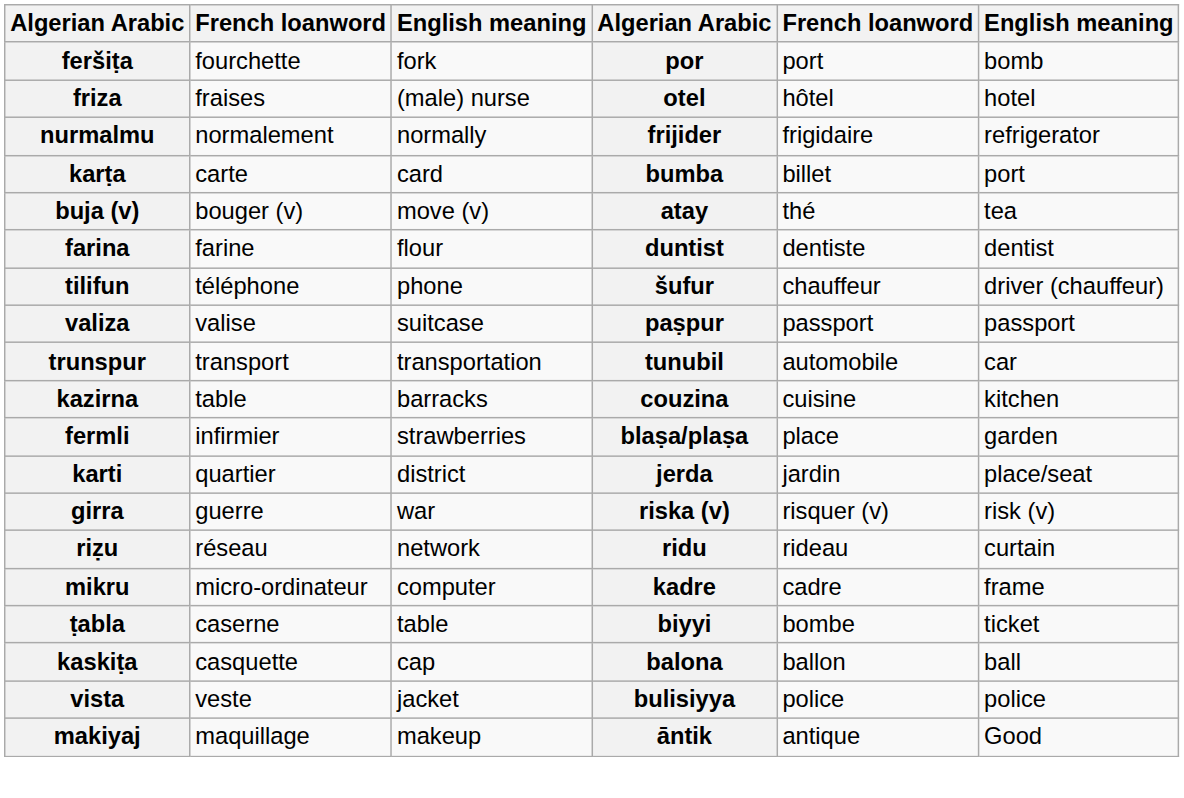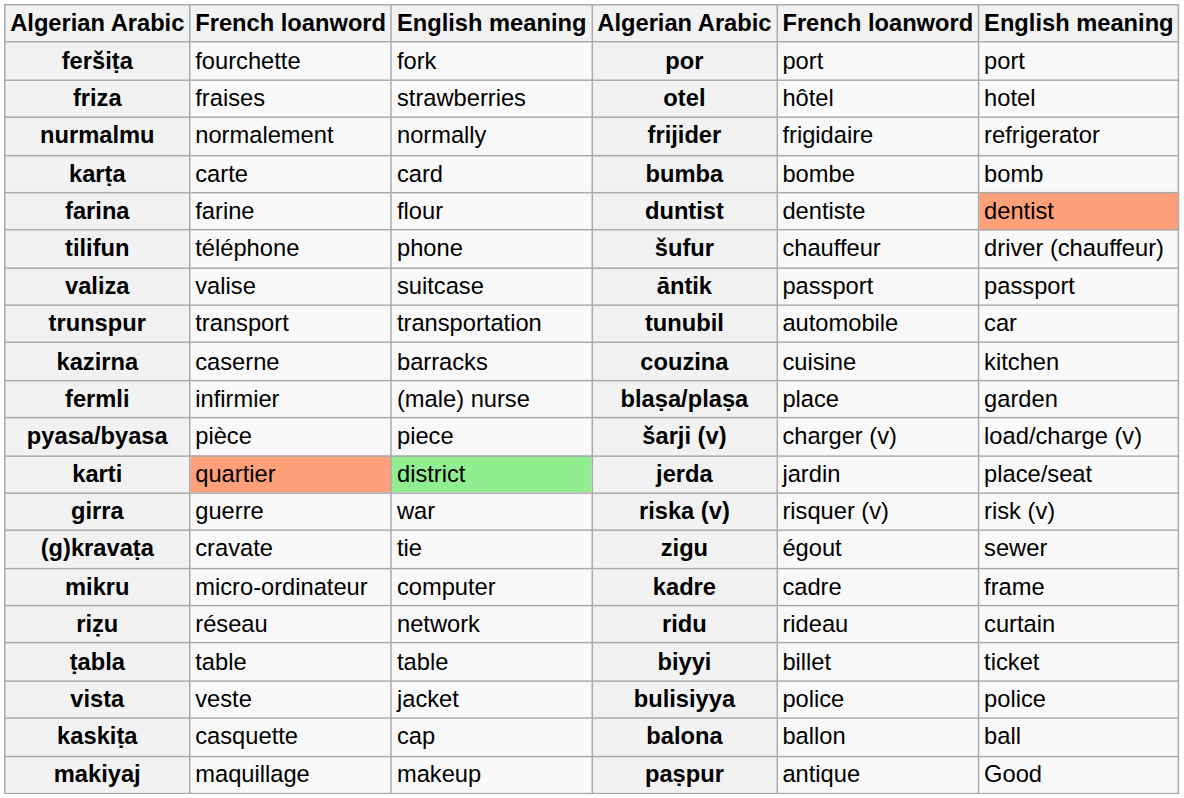(1014, 60) bomb -> (1005, 60) port
(463, 98) (male) nurse -> (461, 98) strawberries
(807, 173) billet -> (819, 173) bombe
(1005, 173) port -> (1014, 173) bomb
- row: (97, 211)
(1019, 248) no background -> (1019, 211) lightsalmon background
(684, 323) paṣpur -> (684, 286) āntik
(221, 398) table -> (237, 361) caserne
(461, 436) strawberries -> (463, 398) (male) nurse
+ row: (97, 436)
(235, 473) no background -> (235, 473) lightsalmon background
(431, 473) no background -> (431, 473) lightgreen background
+ row: (97, 549)
rows swapped: (97, 586) <-> (97, 549)
(237, 624) caserne -> (221, 661) table
(819, 624) bombe -> (807, 661) billet
rows swapped: (97, 699) <-> (97, 661)
(684, 736) āntik -> (684, 774) paṣpur
